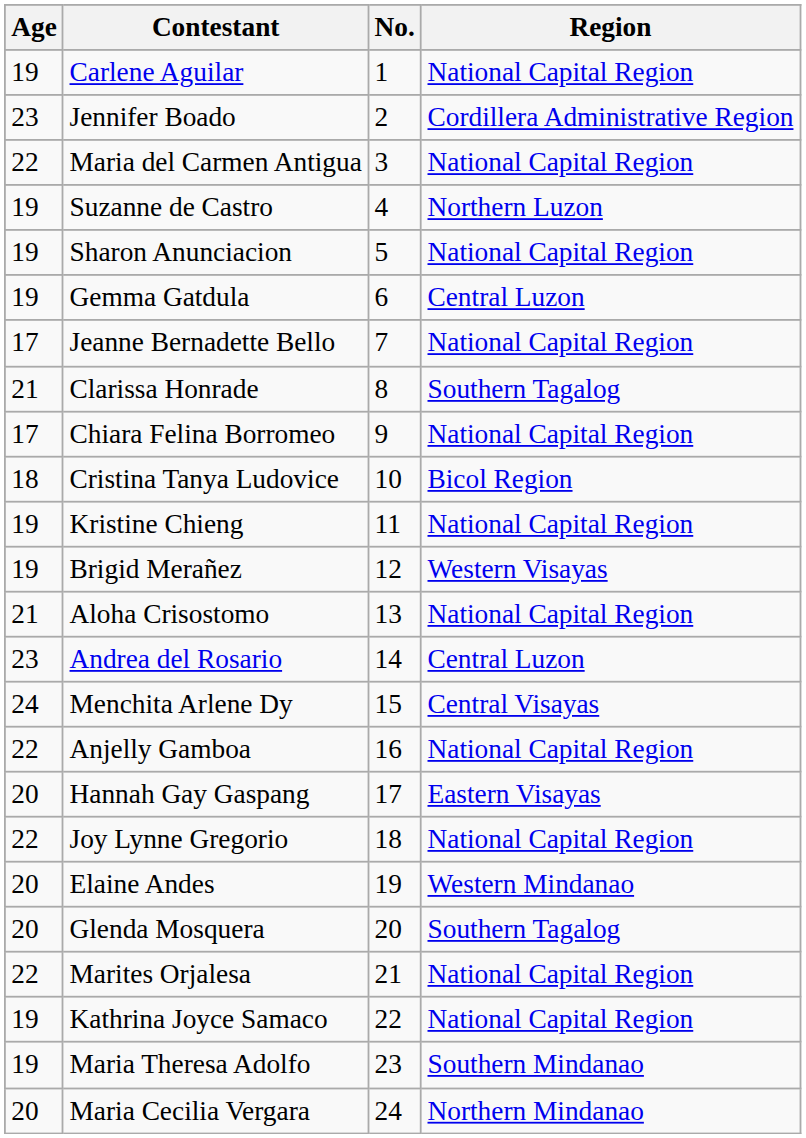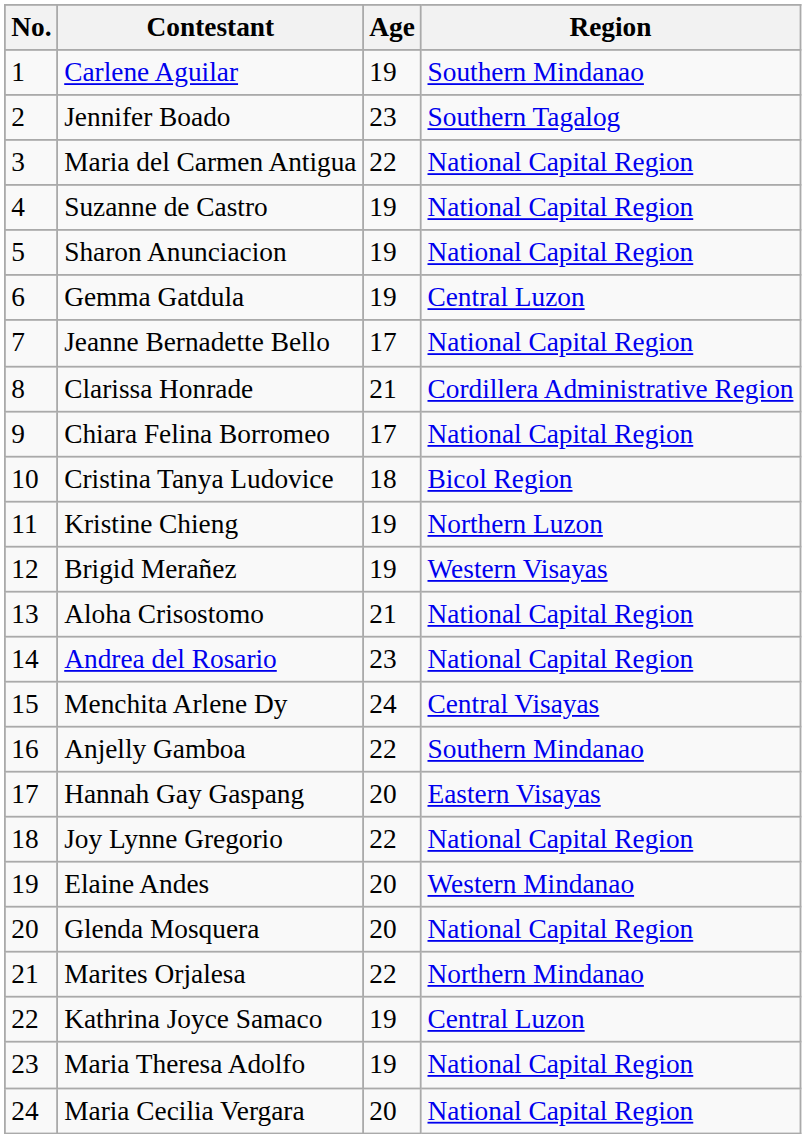columns swapped: (395, 27) <-> (34, 27)
(560, 72) National Capital Region -> (536, 72) Southern Mindanao
(610, 117) Cordillera Administrative Region -> (524, 117) Southern Tagalog
(515, 207) Northern Luzon -> (560, 207) National Capital Region
(524, 388) Southern Tagalog -> (610, 388) Cordillera Administrative Region
(560, 523) National Capital Region -> (515, 523) Northern Luzon
(506, 658) Central Luzon -> (560, 658) National Capital Region
(560, 749) National Capital Region -> (536, 749) Southern Mindanao
(524, 929) Southern Tagalog -> (560, 929) National Capital Region
(560, 974) National Capital Region -> (536, 974) Northern Mindanao
(560, 1019) National Capital Region -> (506, 1019) Central Luzon
(536, 1064) Southern Mindanao -> (560, 1064) National Capital Region
(536, 1109) Northern Mindanao -> (560, 1109) National Capital Region
